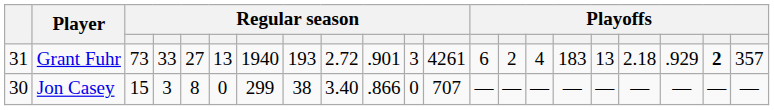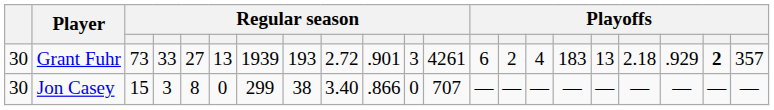(19, 58) 31 -> (19, 58) 30
(260, 58) 1940 -> (260, 58) 1939
